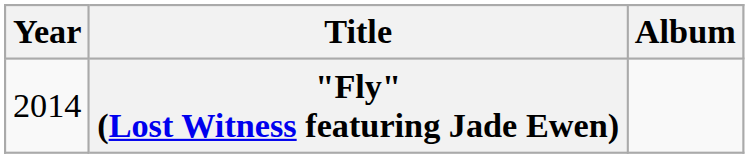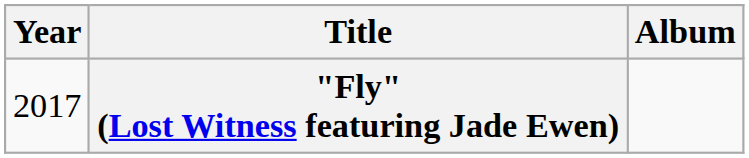(47, 105) 2014 -> (47, 105) 2017
